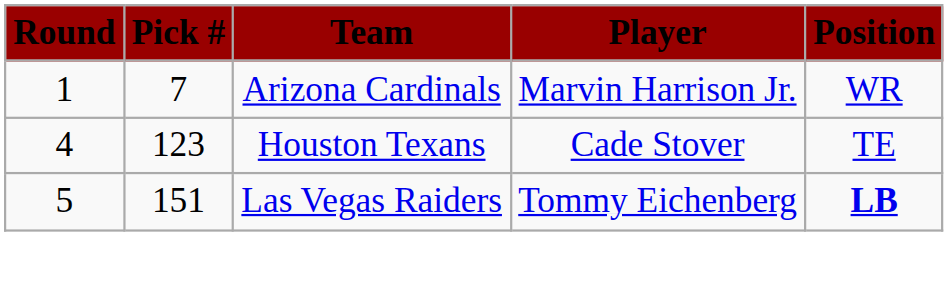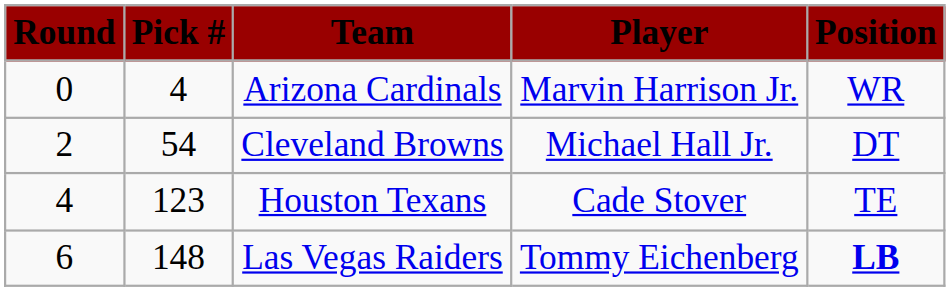(64, 88) 1 -> (64, 88) 0
(178, 88) 7 -> (178, 88) 4
+ row: (372, 144)
(64, 200) 5 -> (64, 256) 6
(178, 200) 151 -> (178, 256) 148
